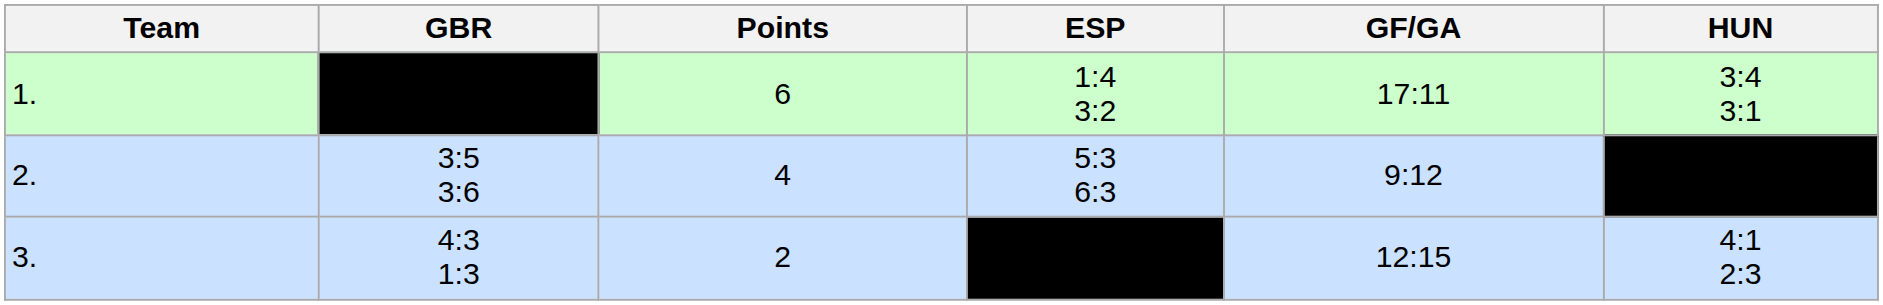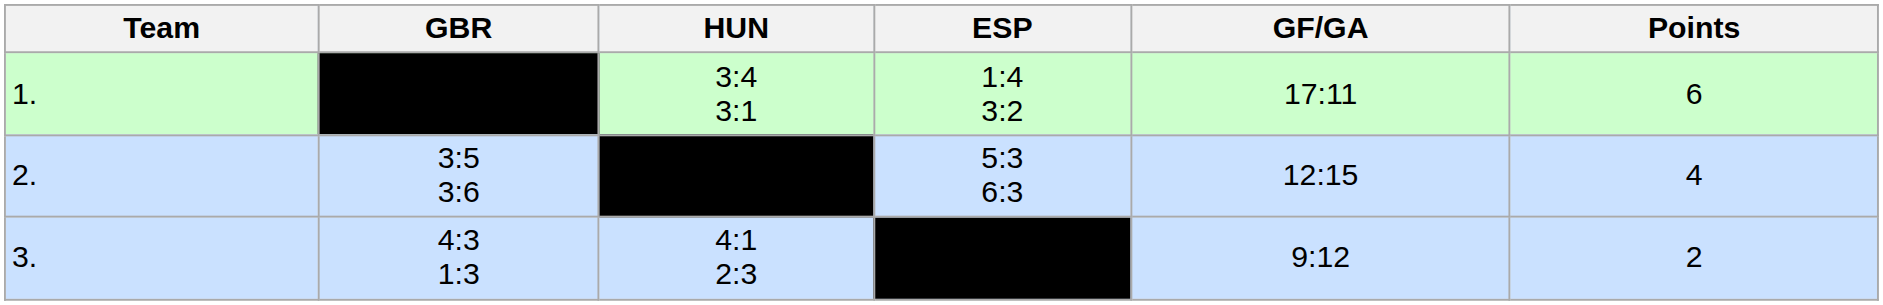columns swapped: (1741, 28) <-> (783, 28)
(1414, 175) 9:12 -> (1321, 175) 12:15
(1414, 257) 12:15 -> (1321, 257) 9:12
